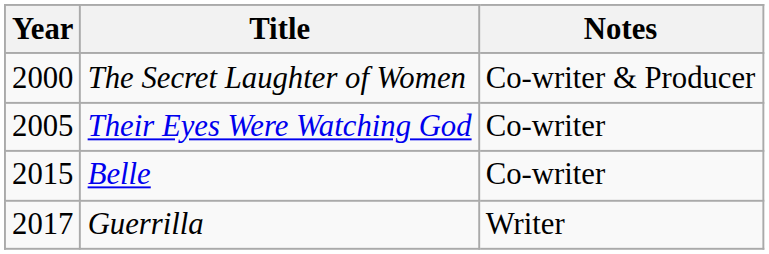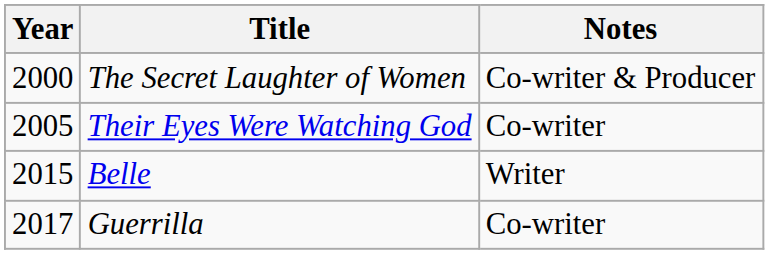(545, 175) Co-writer -> (525, 175) Writer
(525, 223) Writer -> (545, 223) Co-writer
